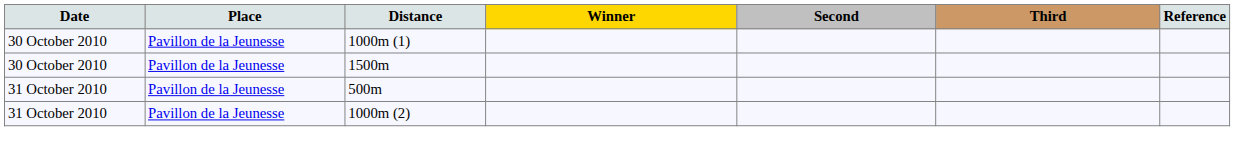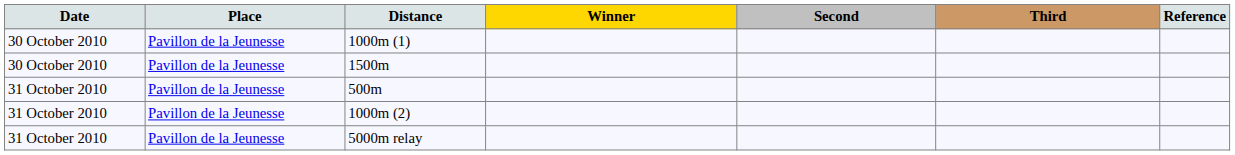+ row: (385, 137)
